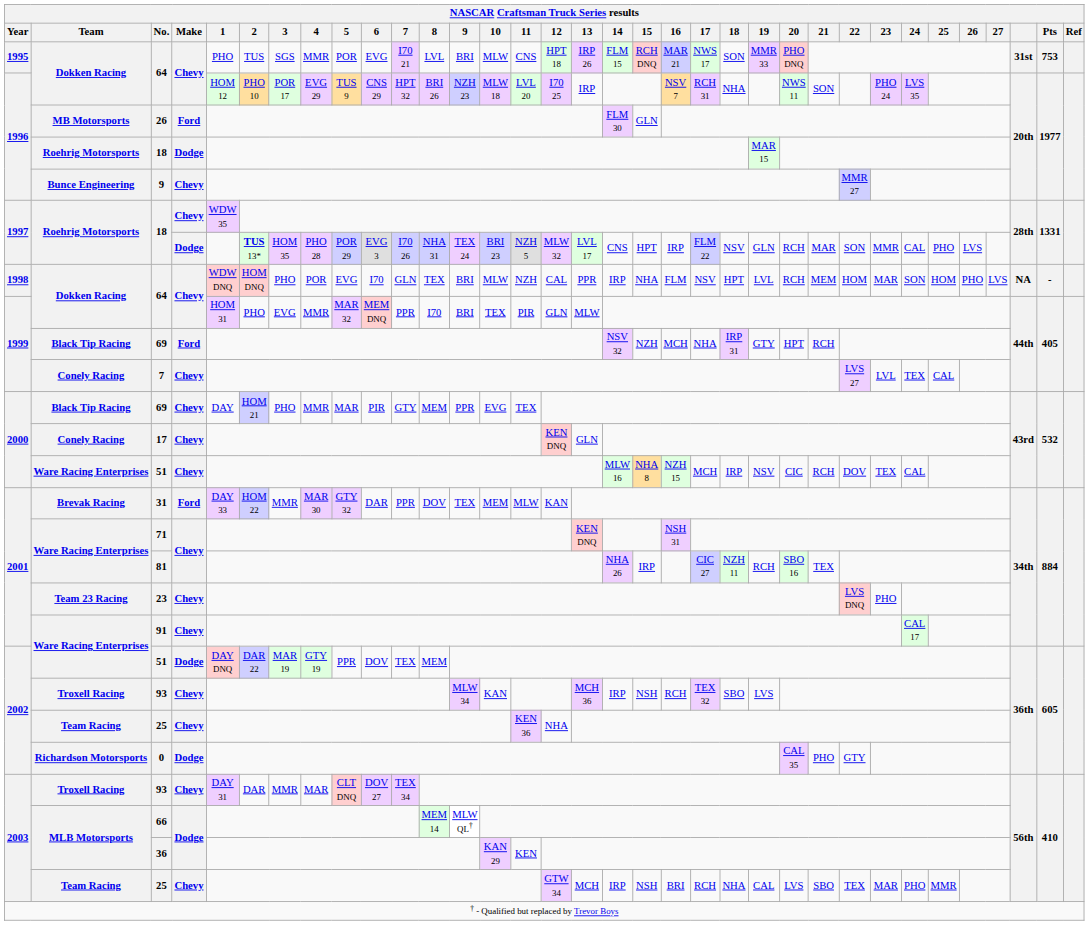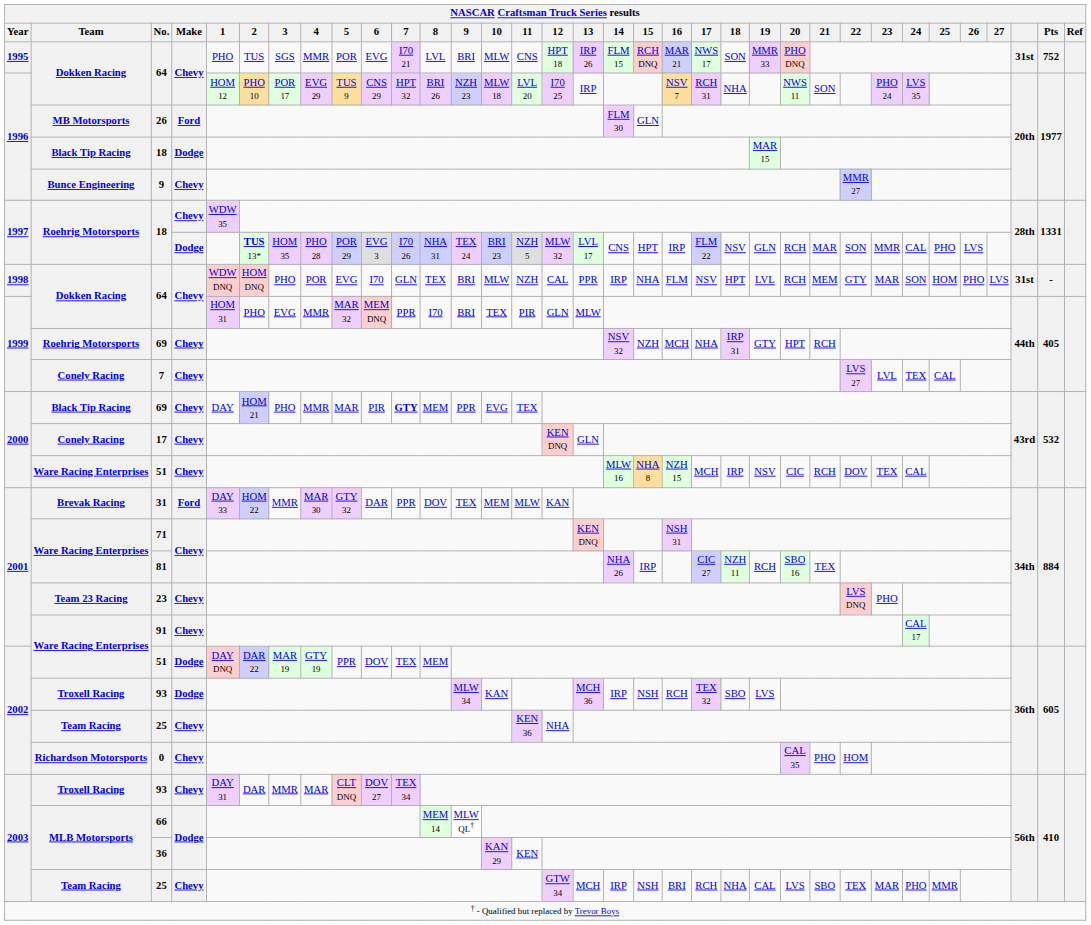(1050, 57) 753 -> (1051, 57) 752
(91, 152) Roehrig Motorsports -> (91, 152) Black Tip Racing
(855, 280) HOM -> (856, 280) GTY
(1023, 280) NA -> (1025, 280) 31st
(91, 344) Black Tip Racing -> (91, 344) Roehrig Motorsports
(189, 344) Ford -> (189, 344) Chevy
(405, 407) normal -> (406, 407) bold
(189, 694) Chevy -> (189, 694) Dodge
(189, 758) Dodge -> (189, 758) Chevy
(855, 758) GTY -> (856, 758) HOM
